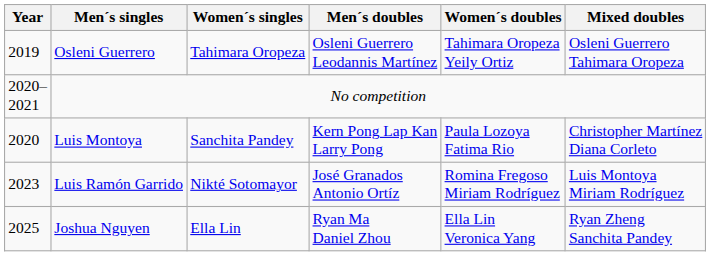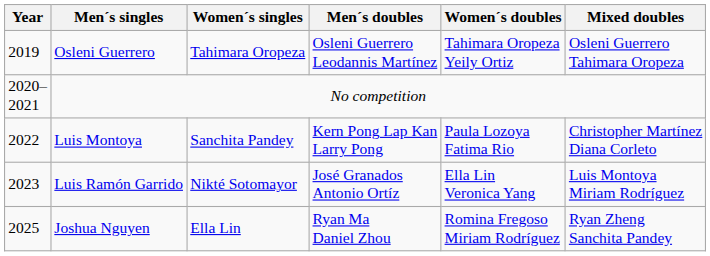(24, 140) 2020 -> (24, 140) 2022
(502, 184) Romina Fregoso Miriam Rodríguez -> (490, 184) Ella Lin Veronica Yang
(490, 228) Ella Lin Veronica Yang -> (502, 228) Romina Fregoso Miriam Rodríguez
